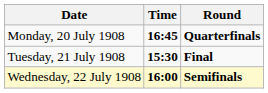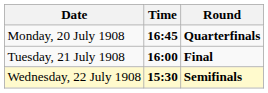(162, 56) 15:30 -> (162, 56) 16:00
(162, 77) 16:00 -> (162, 77) 15:30
